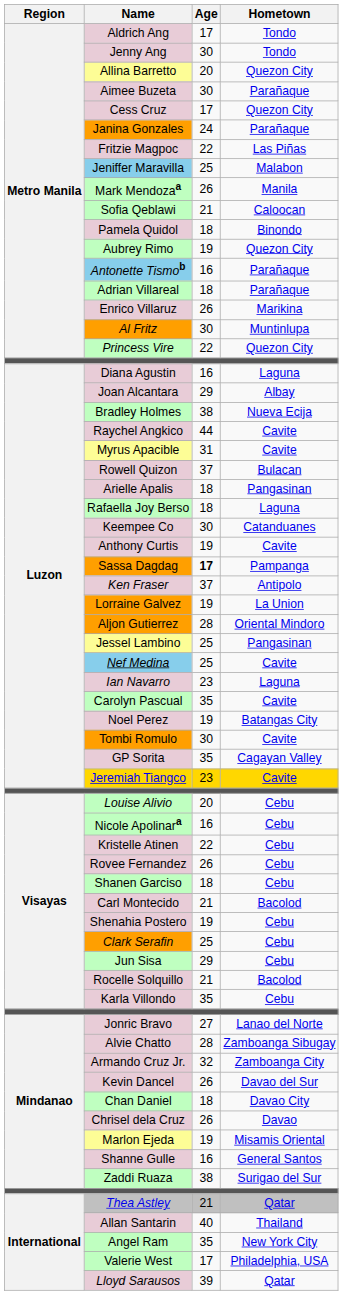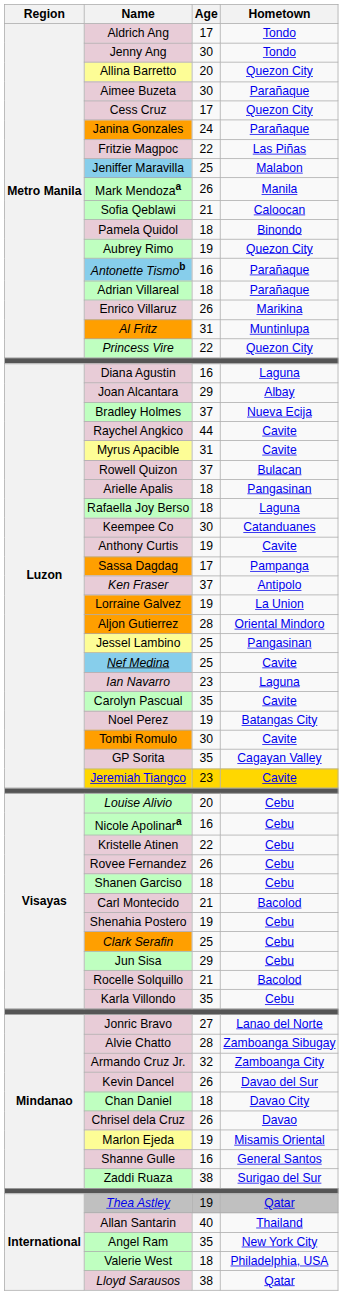(206, 329) 30 -> (206, 329) 31
(206, 412) 38 -> (206, 412) 37
(206, 566) bold -> (206, 566) normal
(206, 1203) 21 -> (206, 1203) 19
(206, 1261) 17 -> (206, 1261) 18
(206, 1280) 39 -> (206, 1280) 38
